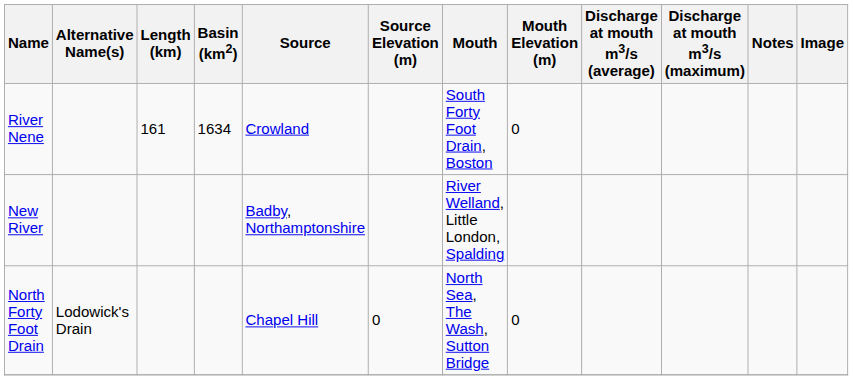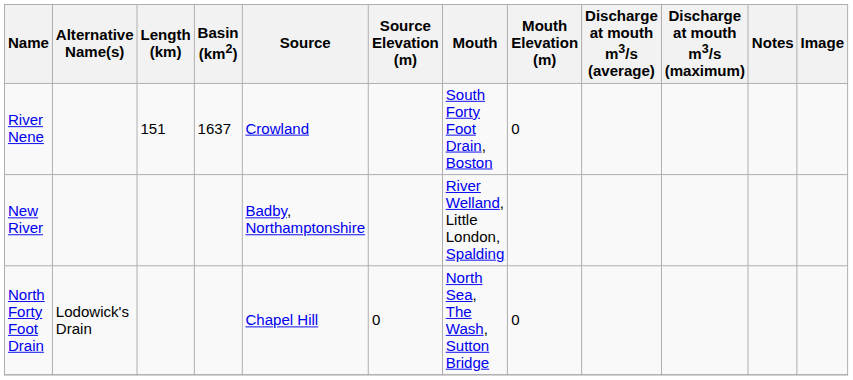(153, 128) 161 -> (153, 128) 151
(214, 128) 1634 -> (214, 128) 1637
